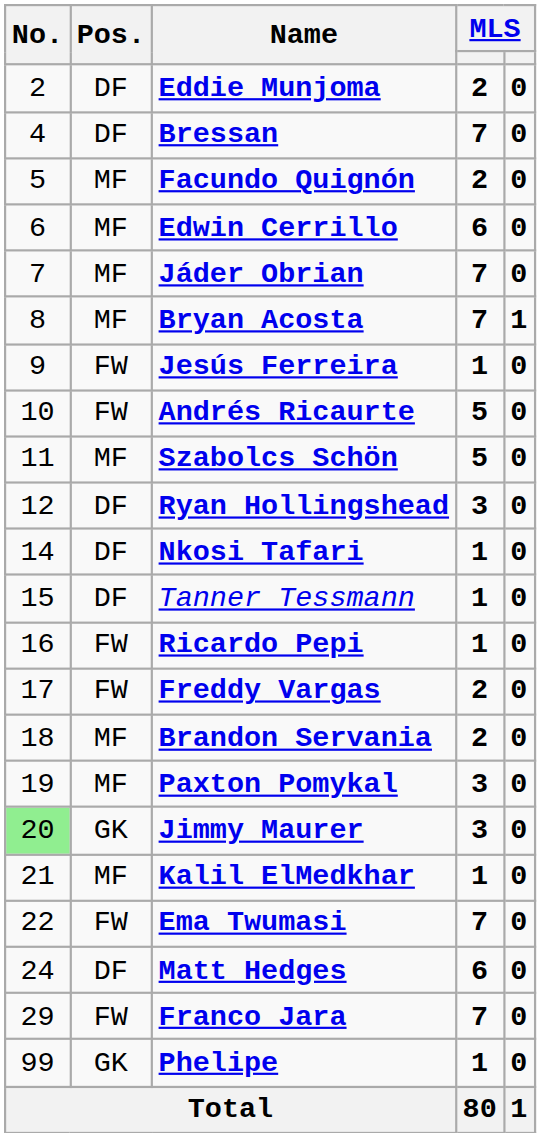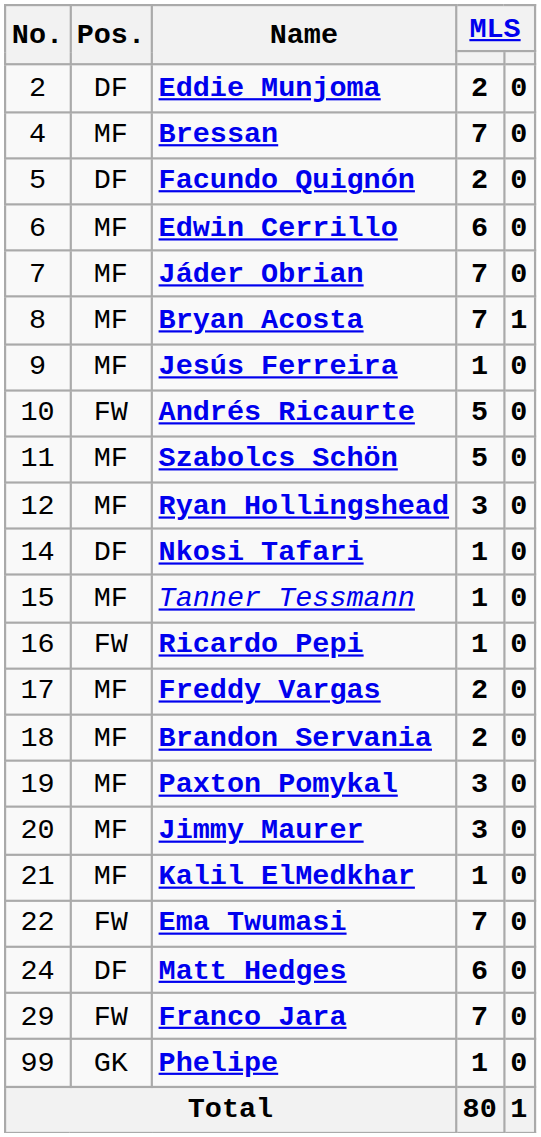(111, 135) DF -> (111, 135) MF
(111, 181) MF -> (111, 181) DF
(111, 367) FW -> (111, 367) MF
(111, 506) DF -> (111, 506) MF
(111, 599) DF -> (111, 599) MF
(111, 691) FW -> (111, 691) MF
(37, 831) lightgreen background -> (37, 831) no background
(111, 831) GK -> (111, 831) MF
